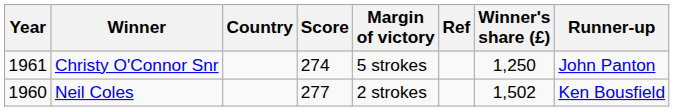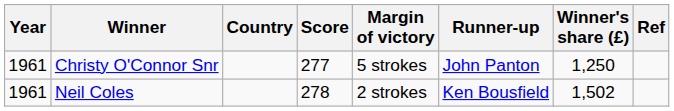columns swapped: (612, 27) <-> (456, 27)
(315, 65) 274 -> (315, 65) 277
(28, 92) 1960 -> (28, 92) 1961
(315, 92) 277 -> (315, 92) 278
